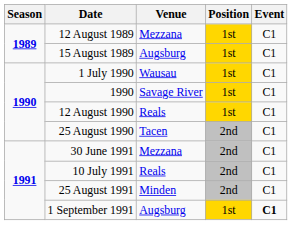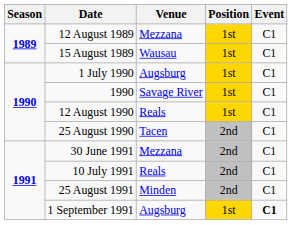(163, 53) Augsburg -> (158, 53) Wausau
(158, 73) Wausau -> (163, 73) Augsburg
